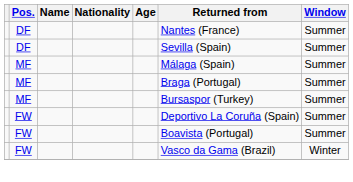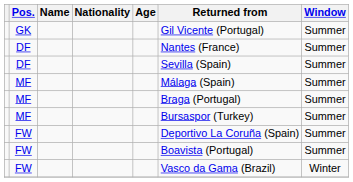+ row: (7, 30)
